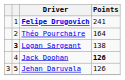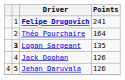(99, 46) 138 -> (99, 46) 135
(99, 57) bold -> (99, 57) normal
(8, 69) 3 -> (8, 69) 4
